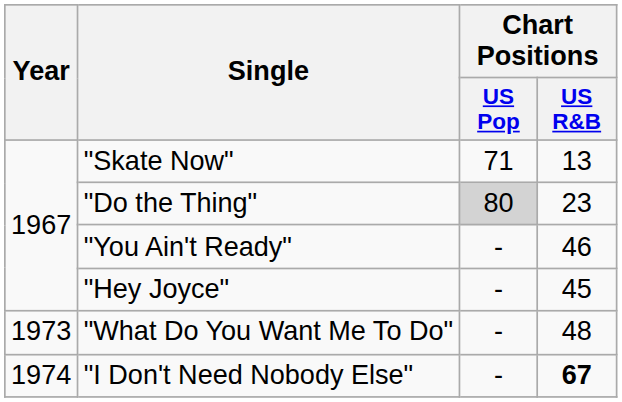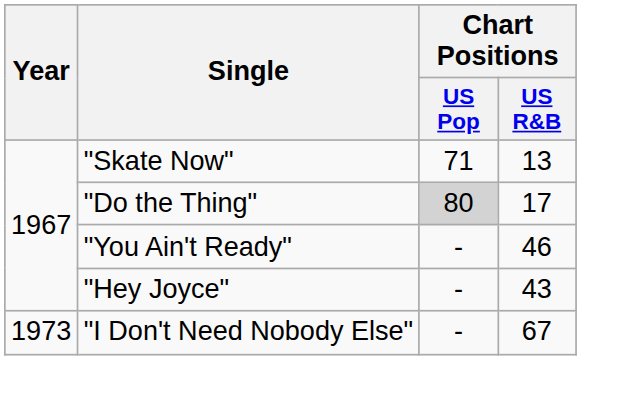(577, 203) 23 -> (537, 203) 17
(577, 289) 45 -> (537, 289) 43
- row: (268, 332)
(41, 375) 1974 -> (41, 332) 1973
(577, 375) bold -> (537, 332) normal
